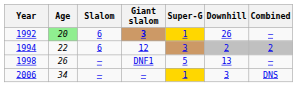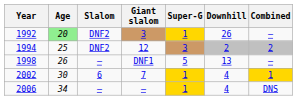(99, 34) 6 -> (99, 34) DNF2
(143, 34) bold -> (143, 34) normal
(63, 48) 22 -> (63, 48) 25
(99, 48) 6 -> (99, 48) DNF2
+ row: (26, 75)
(226, 75) 3 -> (226, 88) 4
